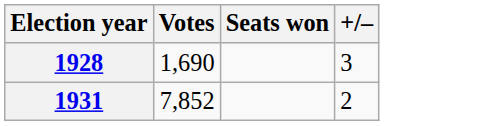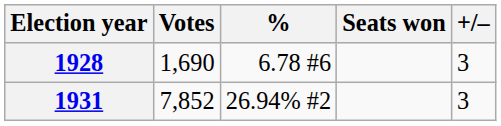+ column: (278, 23)
(346, 100) 2 -> (463, 100) 3
